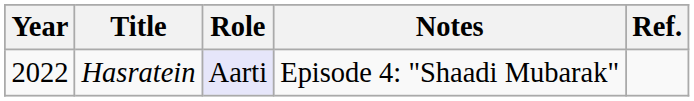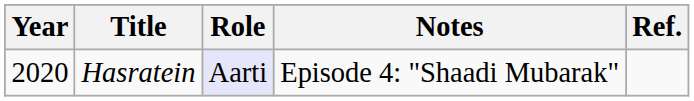(40, 72) 2022 -> (40, 72) 2020
